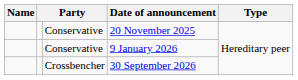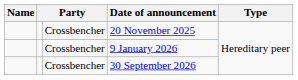(74, 30) Conservative -> (75, 30) Crossbencher
(74, 48) Conservative -> (75, 48) Crossbencher
